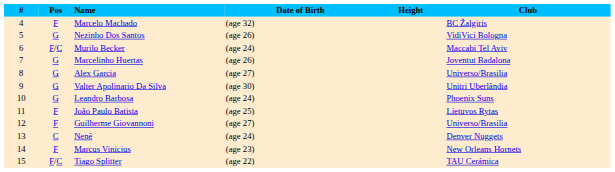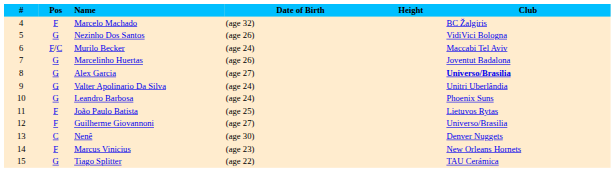(477, 73) normal -> (479, 73) bold
(240, 86) (age 30) -> (240, 86) (age 24)
(240, 136) (age 24) -> (240, 136) (age 30)
(56, 161) F/C -> (56, 161) G
